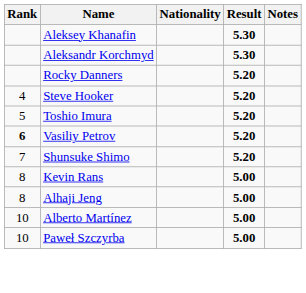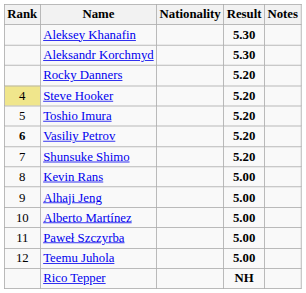(22, 95) no background -> (22, 95) khaki background
(22, 197) 8 -> (22, 197) 9
(22, 237) 10 -> (22, 237) 11
+ row: (79, 258)
+ row: (74, 278)
